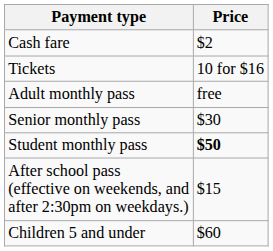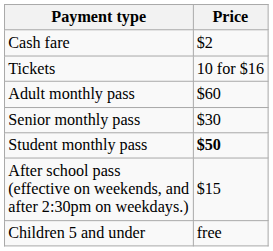(209, 94) free -> (209, 94) $60
(209, 233) $60 -> (209, 233) free
